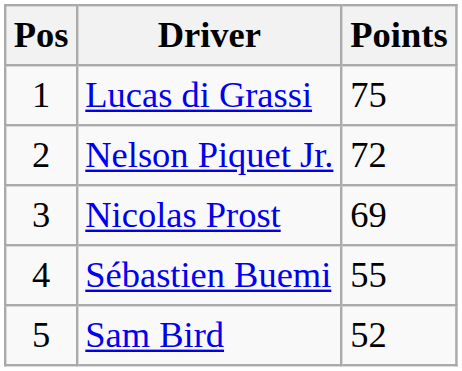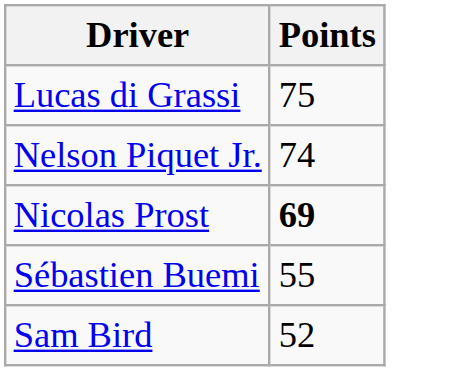- column: (41, 34)
(369, 155) 72 -> (297, 155) 74
(369, 215) normal -> (297, 215) bold
